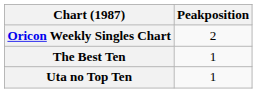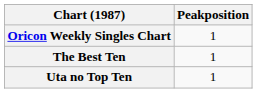(213, 35) 2 -> (213, 35) 1
